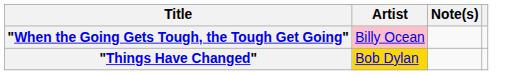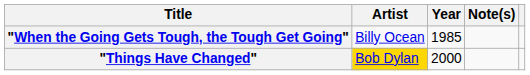+ column: (446, 15)
(390, 37) pink background -> (390, 37) no background
